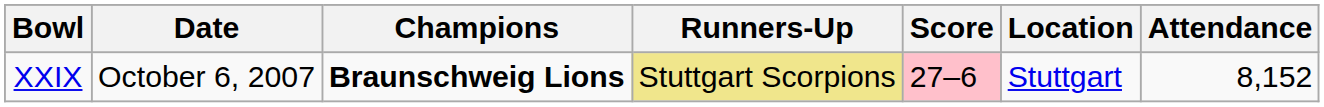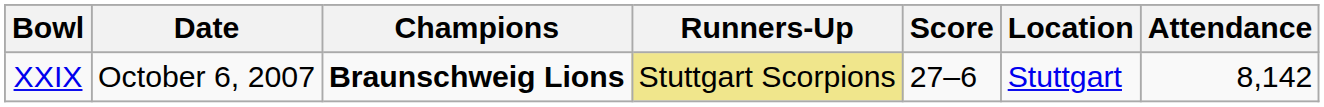(943, 76) pink background -> (943, 76) no background
(1274, 76) 8,152 -> (1274, 76) 8,142
